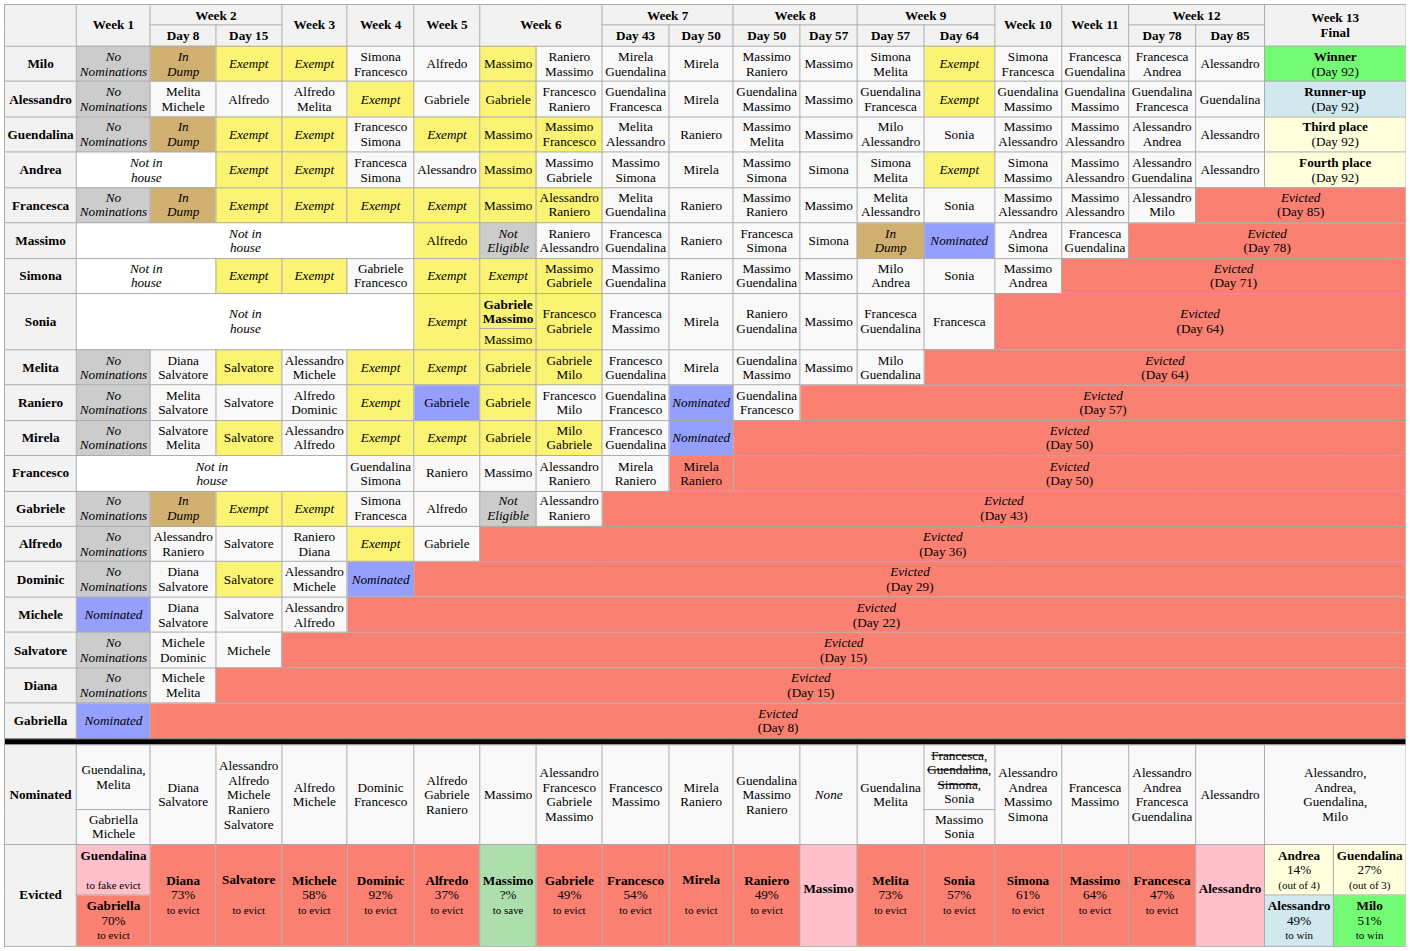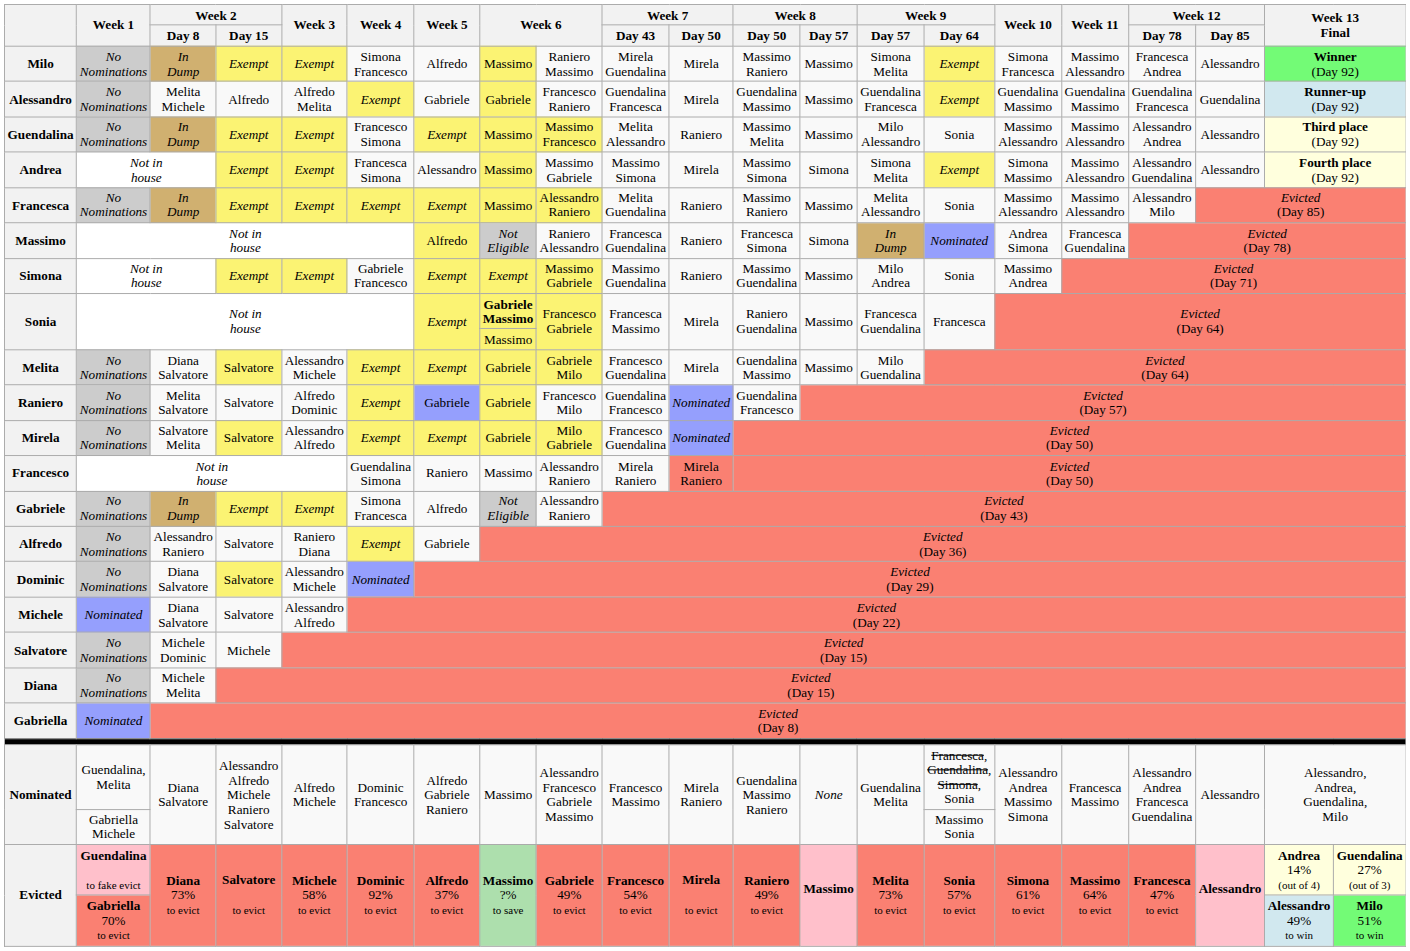(1095, 63) Francesca Guendalina -> (1095, 63) Massimo Alessandro
